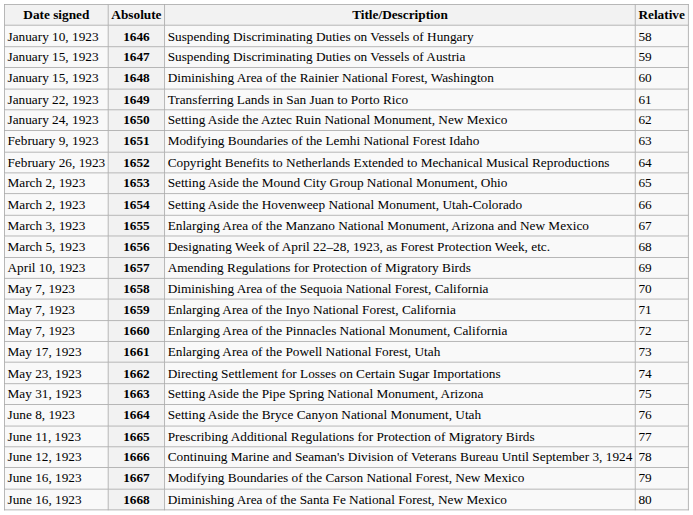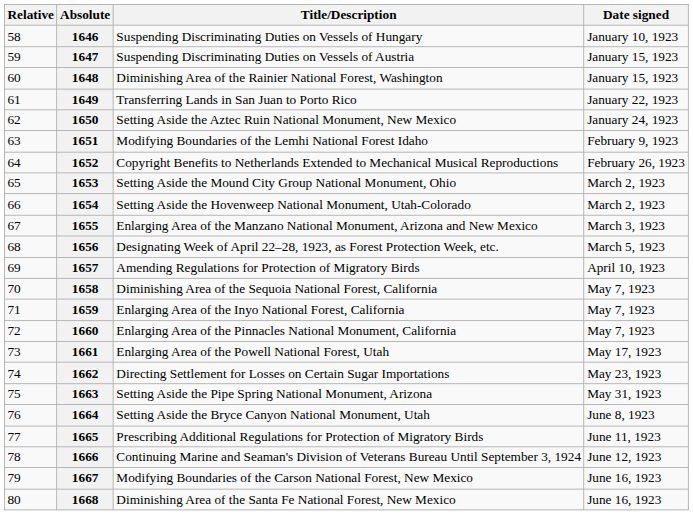columns swapped: (662, 15) <-> (56, 15)
